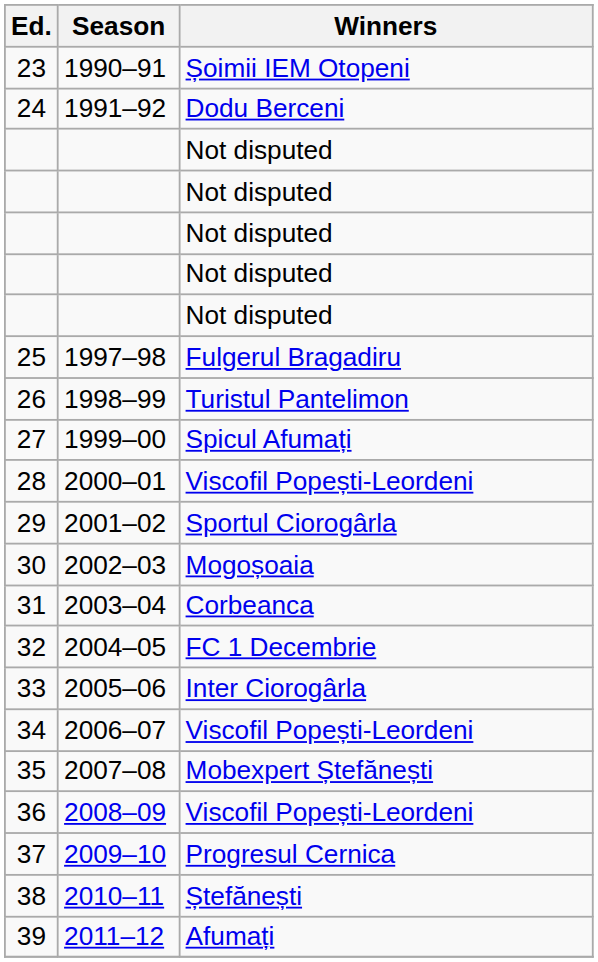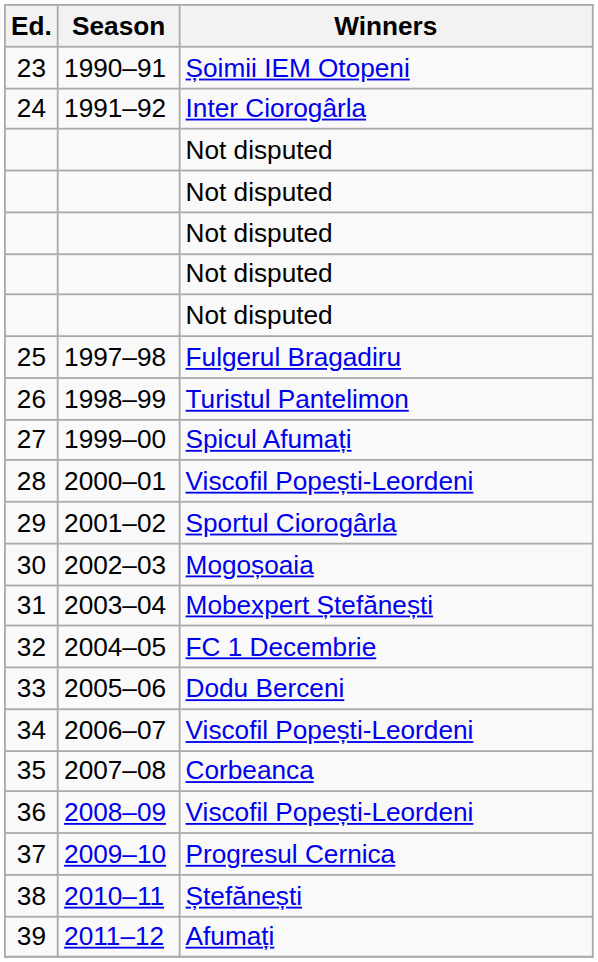(265, 109) Dodu Berceni -> (276, 109) Inter Ciorogârla
(250, 606) Corbeanca -> (309, 606) Mobexpert Ștefănești
(276, 688) Inter Ciorogârla -> (265, 688) Dodu Berceni
(309, 771) Mobexpert Ștefănești -> (250, 771) Corbeanca
